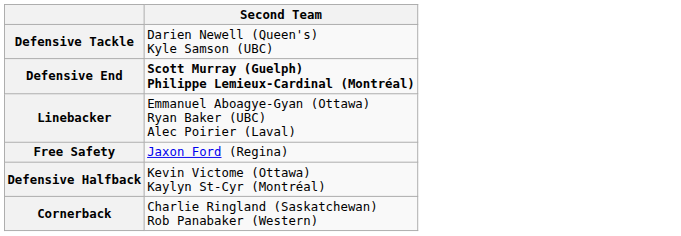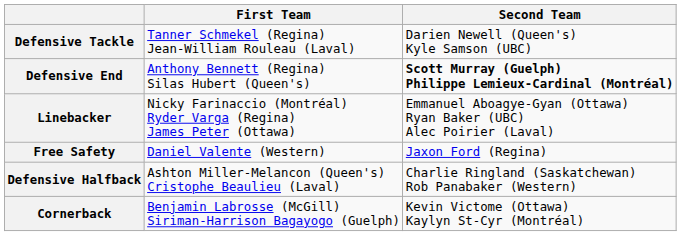+ column: (274, 15)
(236, 179) Kevin Victome (Ottawa) Kaylyn St-Cyr (Montréal) -> (521, 179) Charlie Ringland (Saskatchewan) Rob Panabaker (Western)
(262, 214) Charlie Ringland (Saskatchewan) Rob Panabaker (Western) -> (495, 214) Kevin Victome (Ottawa) Kaylyn St-Cyr (Montréal)
